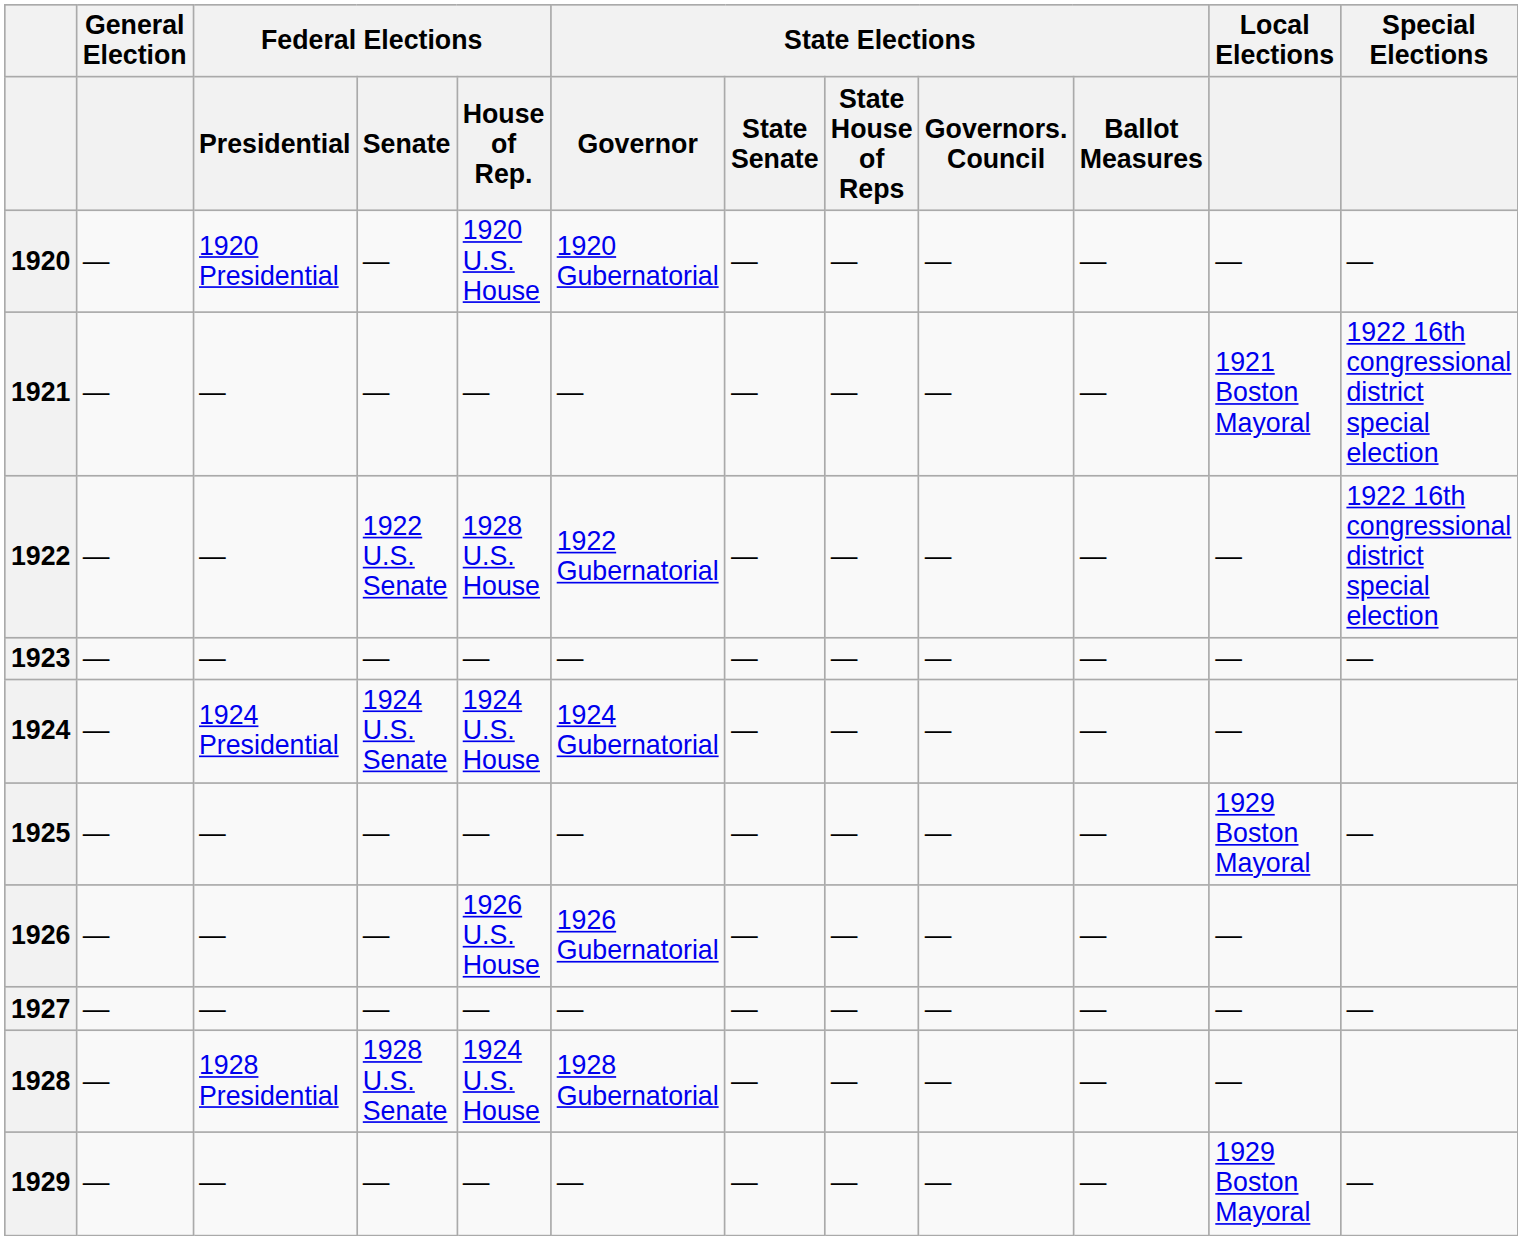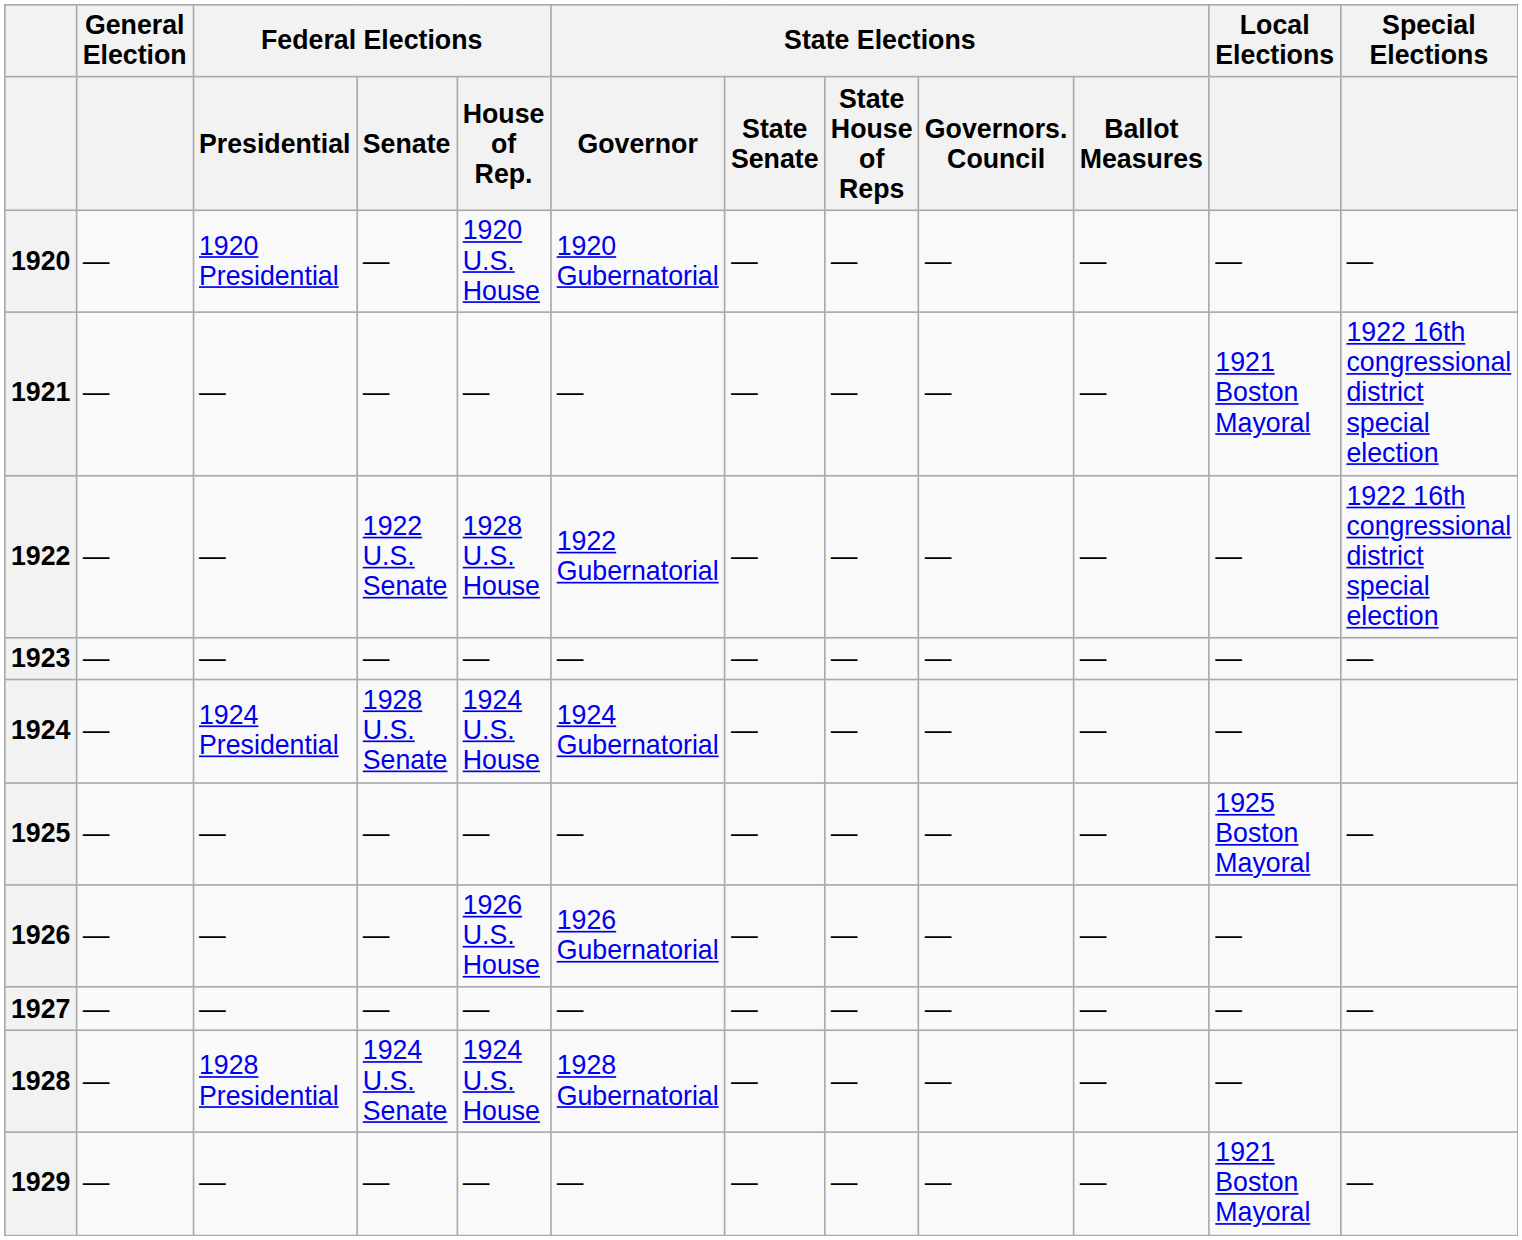(405, 730) 1924 U.S. Senate -> (405, 730) 1928 U.S. Senate
(1263, 833) 1929 Boston Mayoral -> (1263, 833) 1925 Boston Mayoral
(405, 1080) 1928 U.S. Senate -> (405, 1080) 1924 U.S. Senate
(1263, 1183) 1929 Boston Mayoral -> (1263, 1183) 1921 Boston Mayoral
